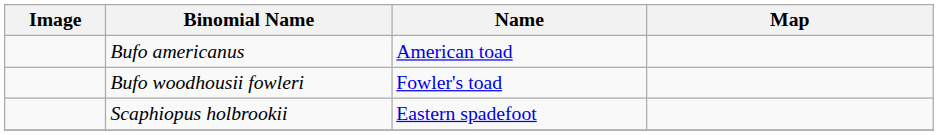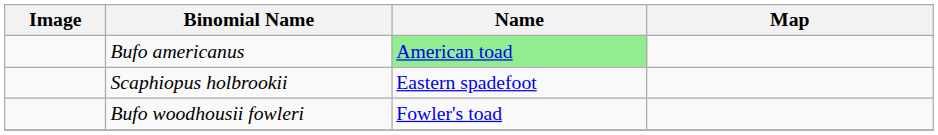(454, 51) no background -> (454, 51) lightgreen background
rows swapped: (207, 82) <-> (199, 113)
